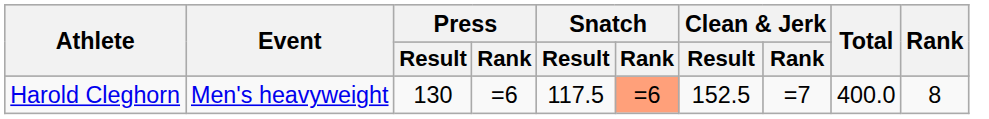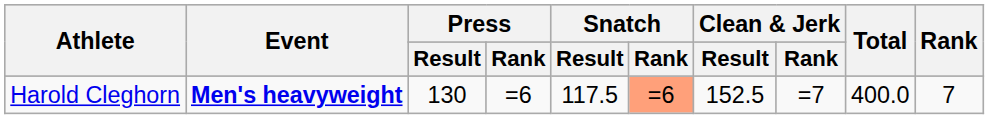(290, 95) normal -> (297, 95) bold
(935, 95) 8 -> (949, 95) 7
